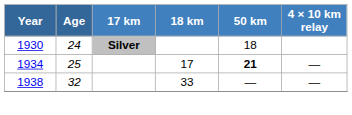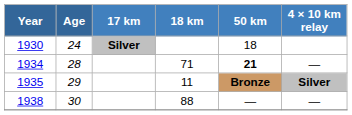(74, 64) 25 -> (74, 64) 28
(187, 64) 17 -> (187, 64) 71
+ row: (30, 83)
(74, 83) 32 -> (74, 101) 30
(187, 83) 33 -> (187, 101) 88
